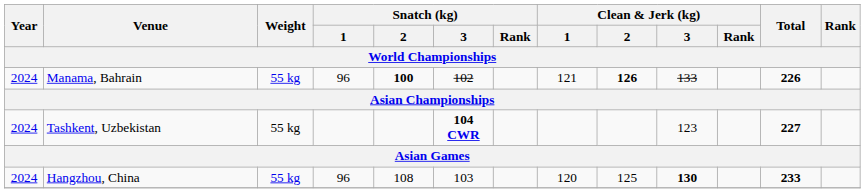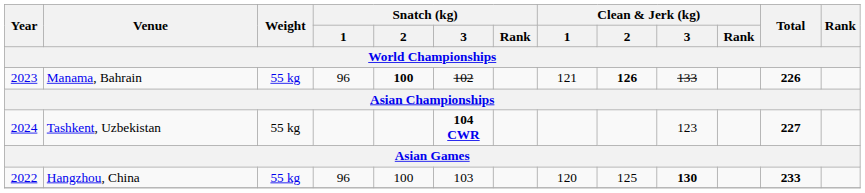(24, 78) 2024 -> (24, 78) 2023
(24, 177) 2024 -> (24, 177) 2022
(403, 177) 108 -> (403, 177) 100
